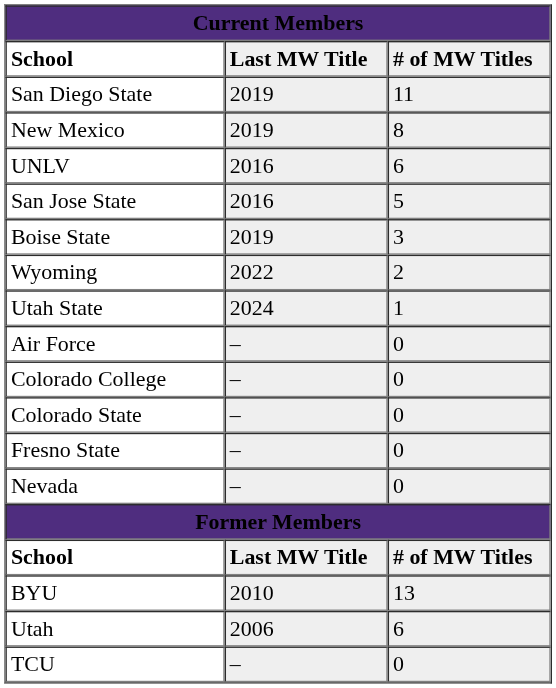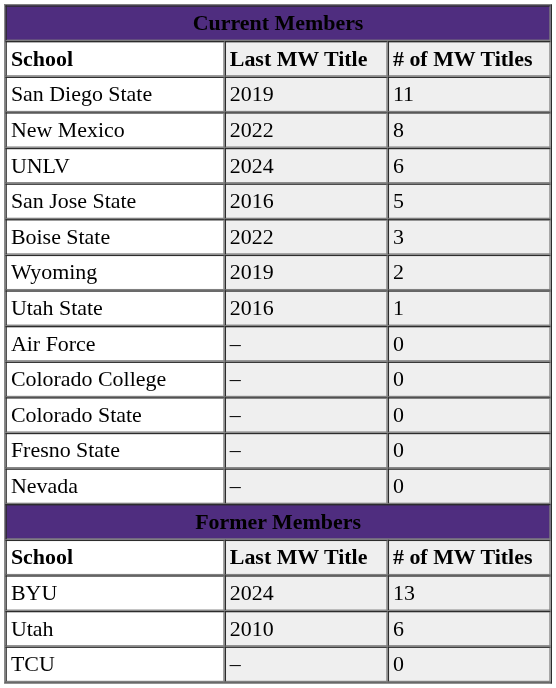(252, 129) 2019 -> (252, 129) 2022
(252, 165) 2016 -> (252, 165) 2024
(252, 236) 2019 -> (252, 236) 2022
(252, 272) 2022 -> (252, 272) 2019
(252, 307) 2024 -> (252, 307) 2016
(252, 592) 2010 -> (252, 592) 2024
(252, 628) 2006 -> (252, 628) 2010
